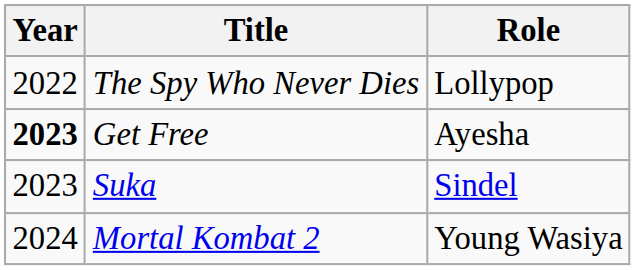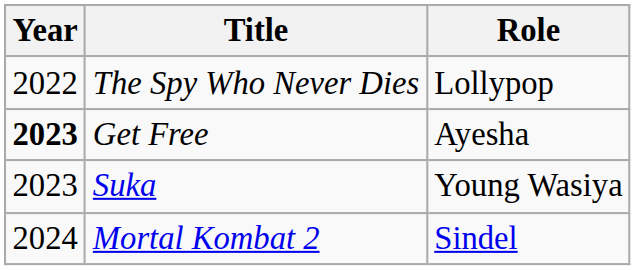(476, 185) Sindel -> (528, 185) Young Wasiya
(528, 237) Young Wasiya -> (476, 237) Sindel
